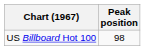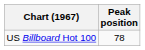(119, 38) 98 -> (119, 38) 78
